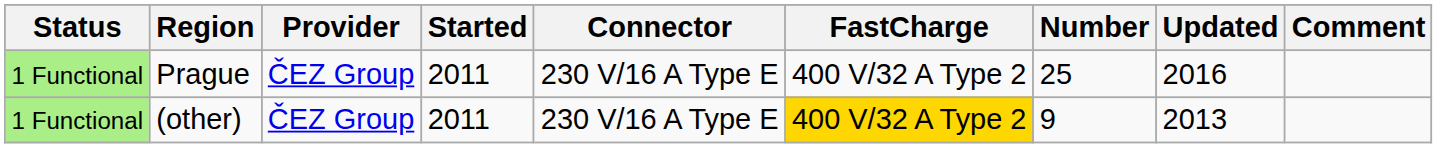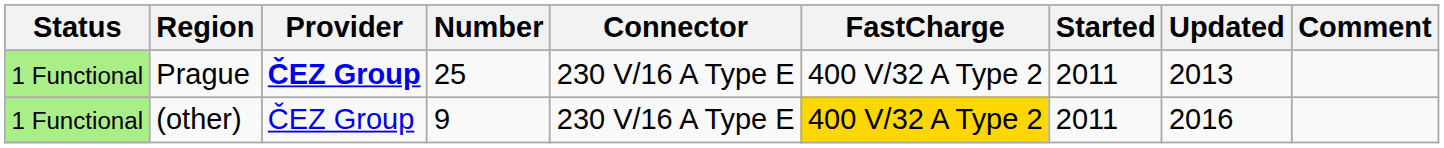columns swapped: (1095, 27) <-> (478, 27)
(341, 73) normal -> (344, 73) bold
(1195, 73) 2016 -> (1201, 73) 2013
(1195, 119) 2013 -> (1201, 119) 2016
